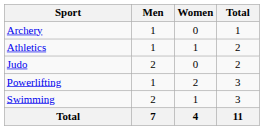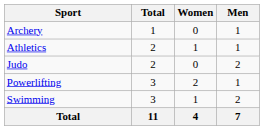columns swapped: (153, 13) <-> (238, 13)
